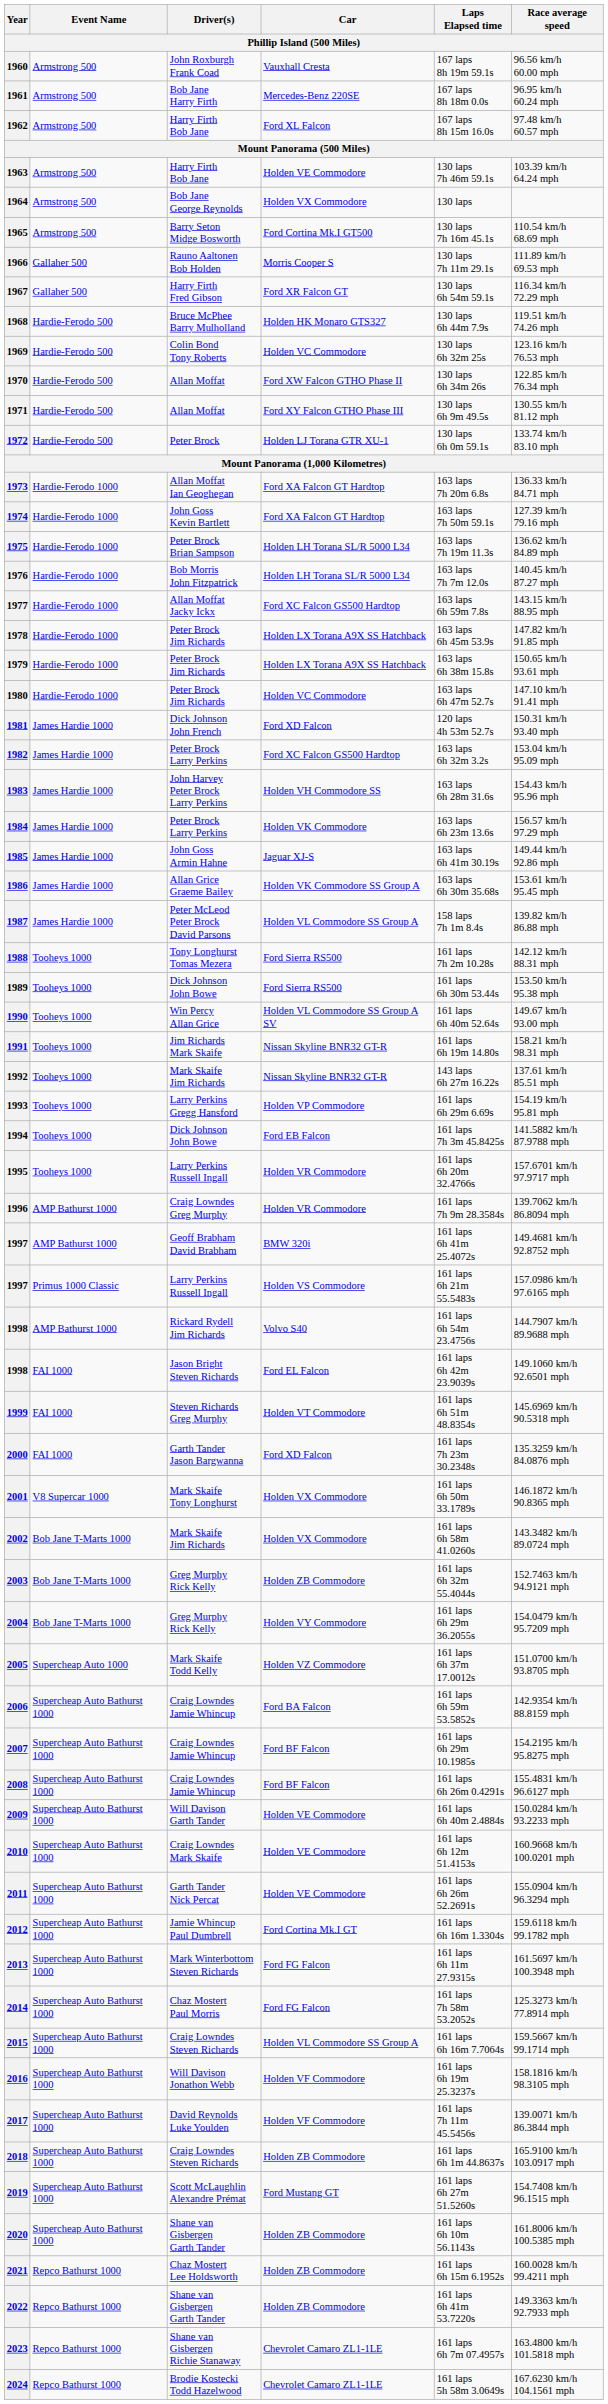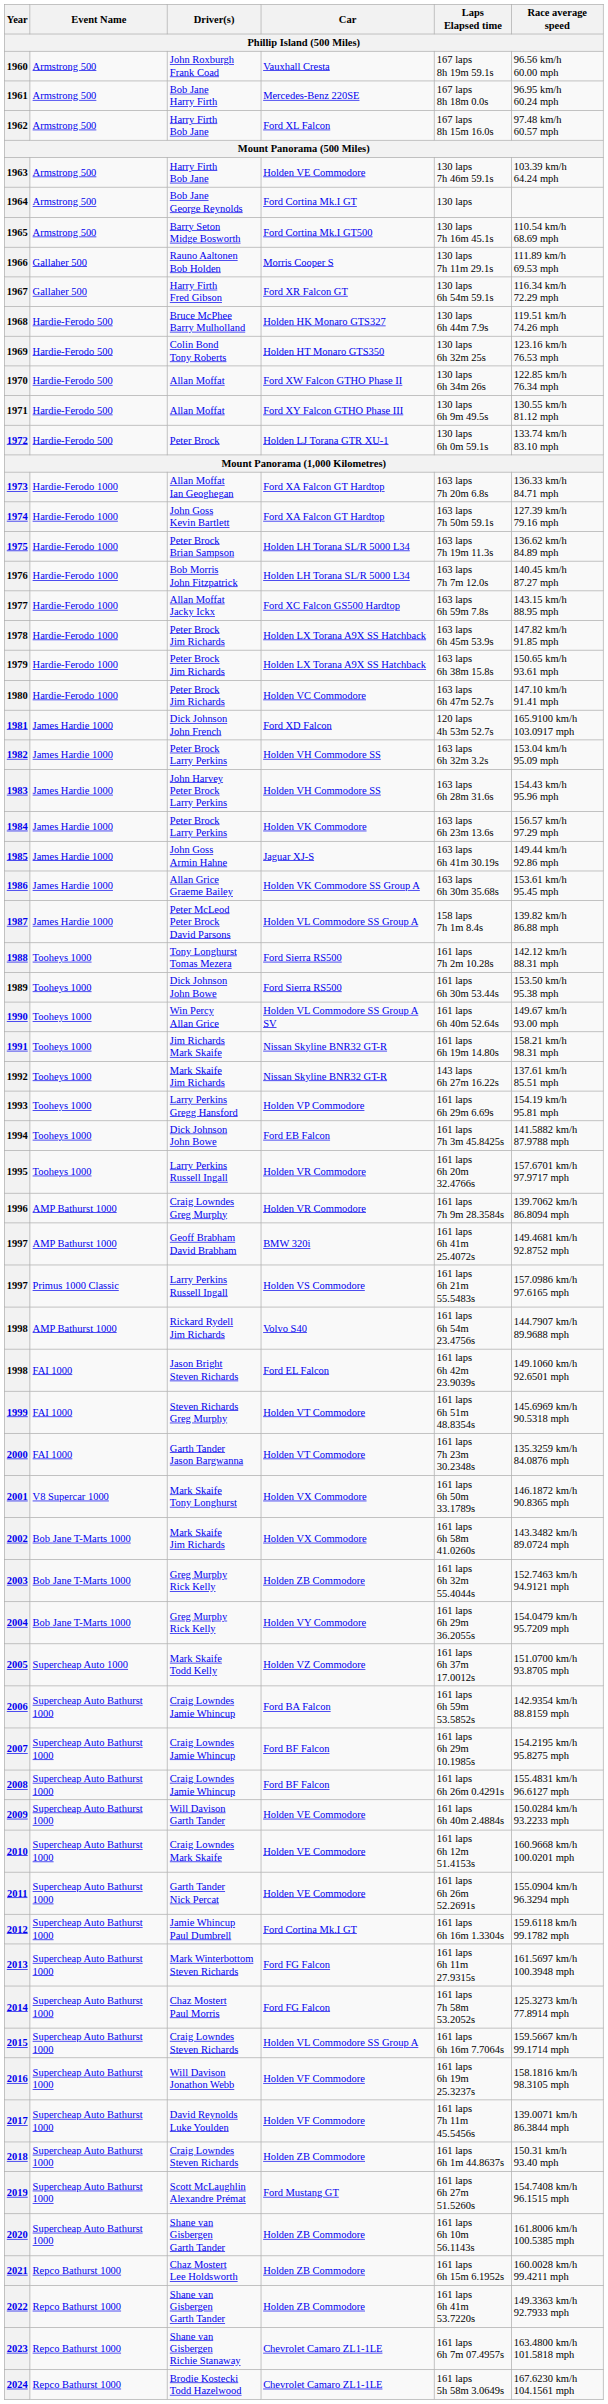(315, 202) Holden VX Commodore -> (310, 202) Ford Cortina Mk.I GT
(315, 351) Holden VC Commodore -> (324, 351) Holden HT Monaro GTS350
(540, 725) 150.31 km/h 93.40 mph -> (545, 725) 165.9100 km/h 103.0917 mph
(332, 754) Ford XC Falcon GS500 Hardtop -> (322, 754) Holden VH Commodore SS
(297, 1454) Ford XD Falcon -> (314, 1454) Holden VT Commodore
(545, 2157) 165.9100 km/h 103.0917 mph -> (540, 2157) 150.31 km/h 93.40 mph
